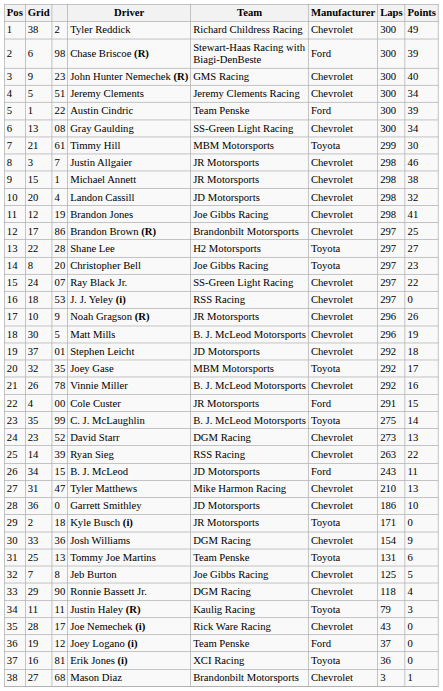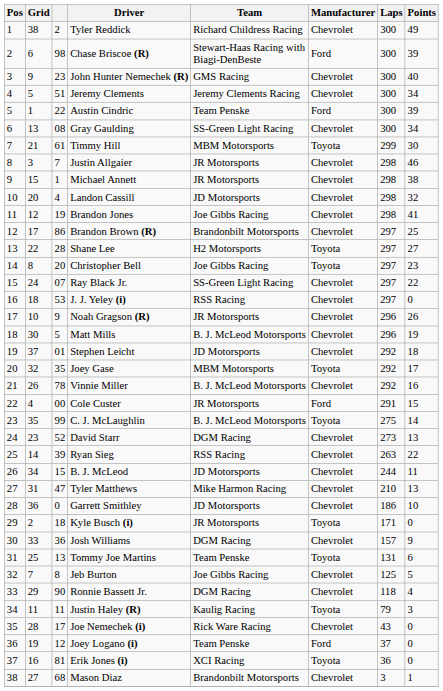(321, 471) Ford -> (332, 471) Chevrolet
(388, 471) 243 -> (388, 471) 244
(388, 540) 154 -> (388, 540) 157
